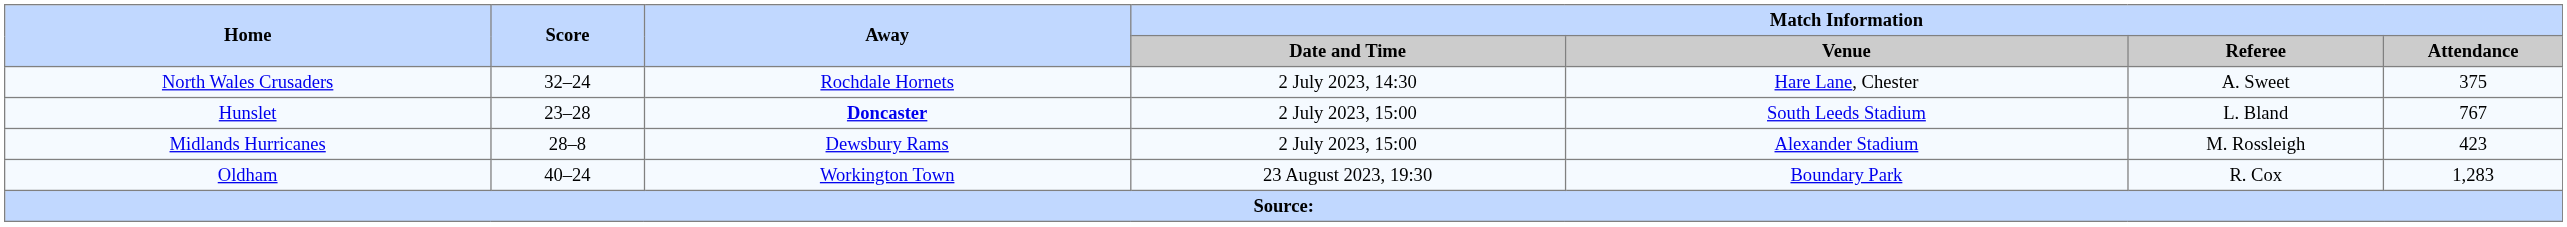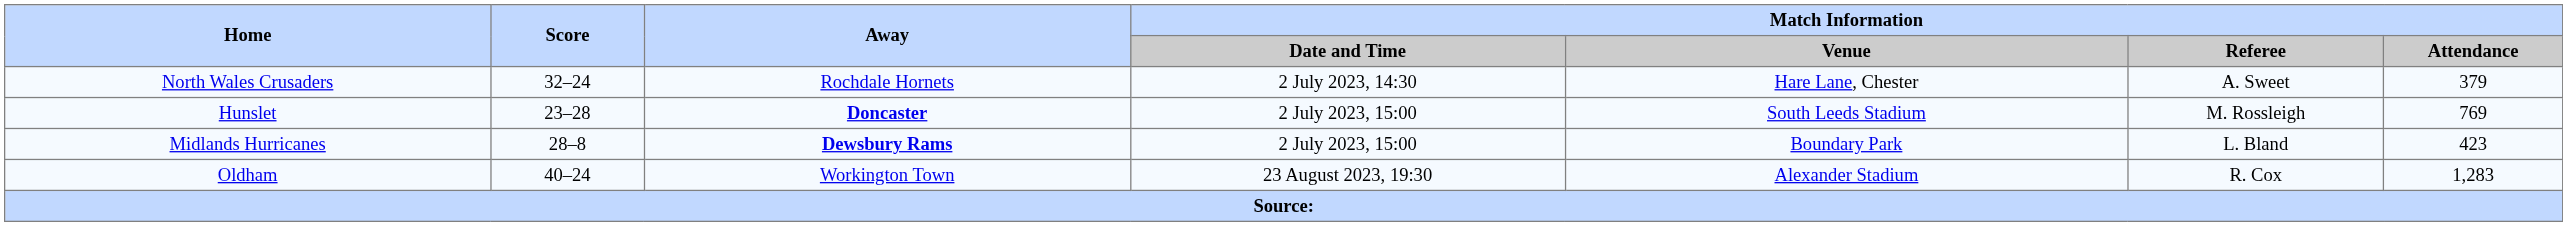(2473, 81) 375 -> (2473, 81) 379
(2256, 112) L. Bland -> (2256, 112) M. Rossleigh
(2473, 112) 767 -> (2473, 112) 769
(887, 143) normal -> (887, 143) bold
(1846, 143) Alexander Stadium -> (1846, 143) Boundary Park
(2256, 143) M. Rossleigh -> (2256, 143) L. Bland
(1846, 174) Boundary Park -> (1846, 174) Alexander Stadium
